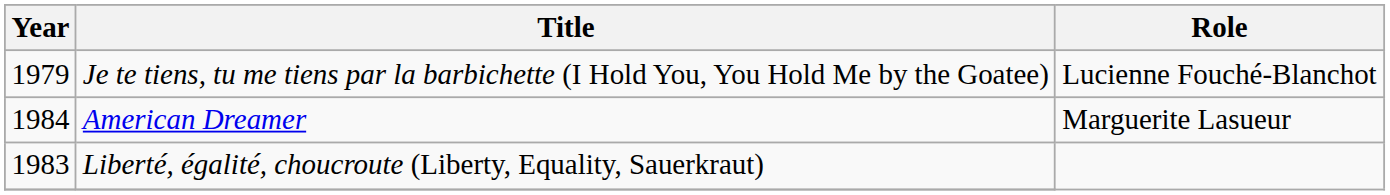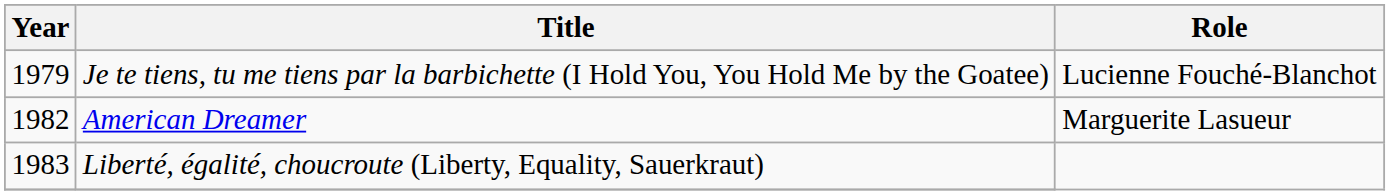(41, 119) 1984 -> (41, 119) 1982
